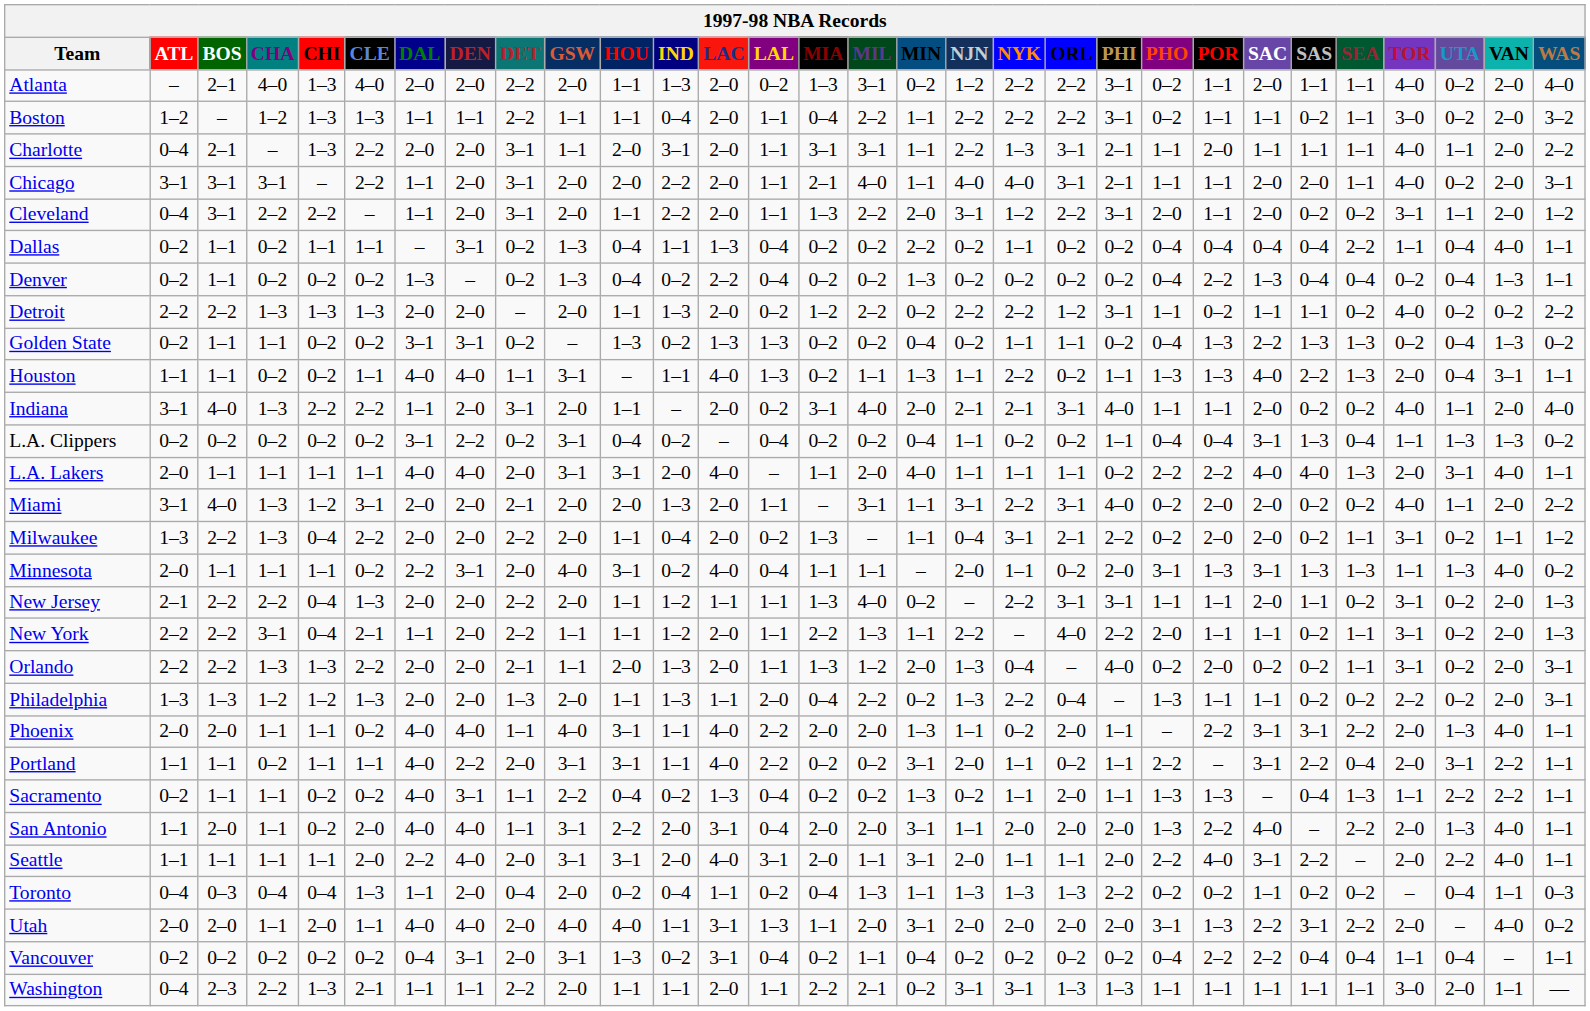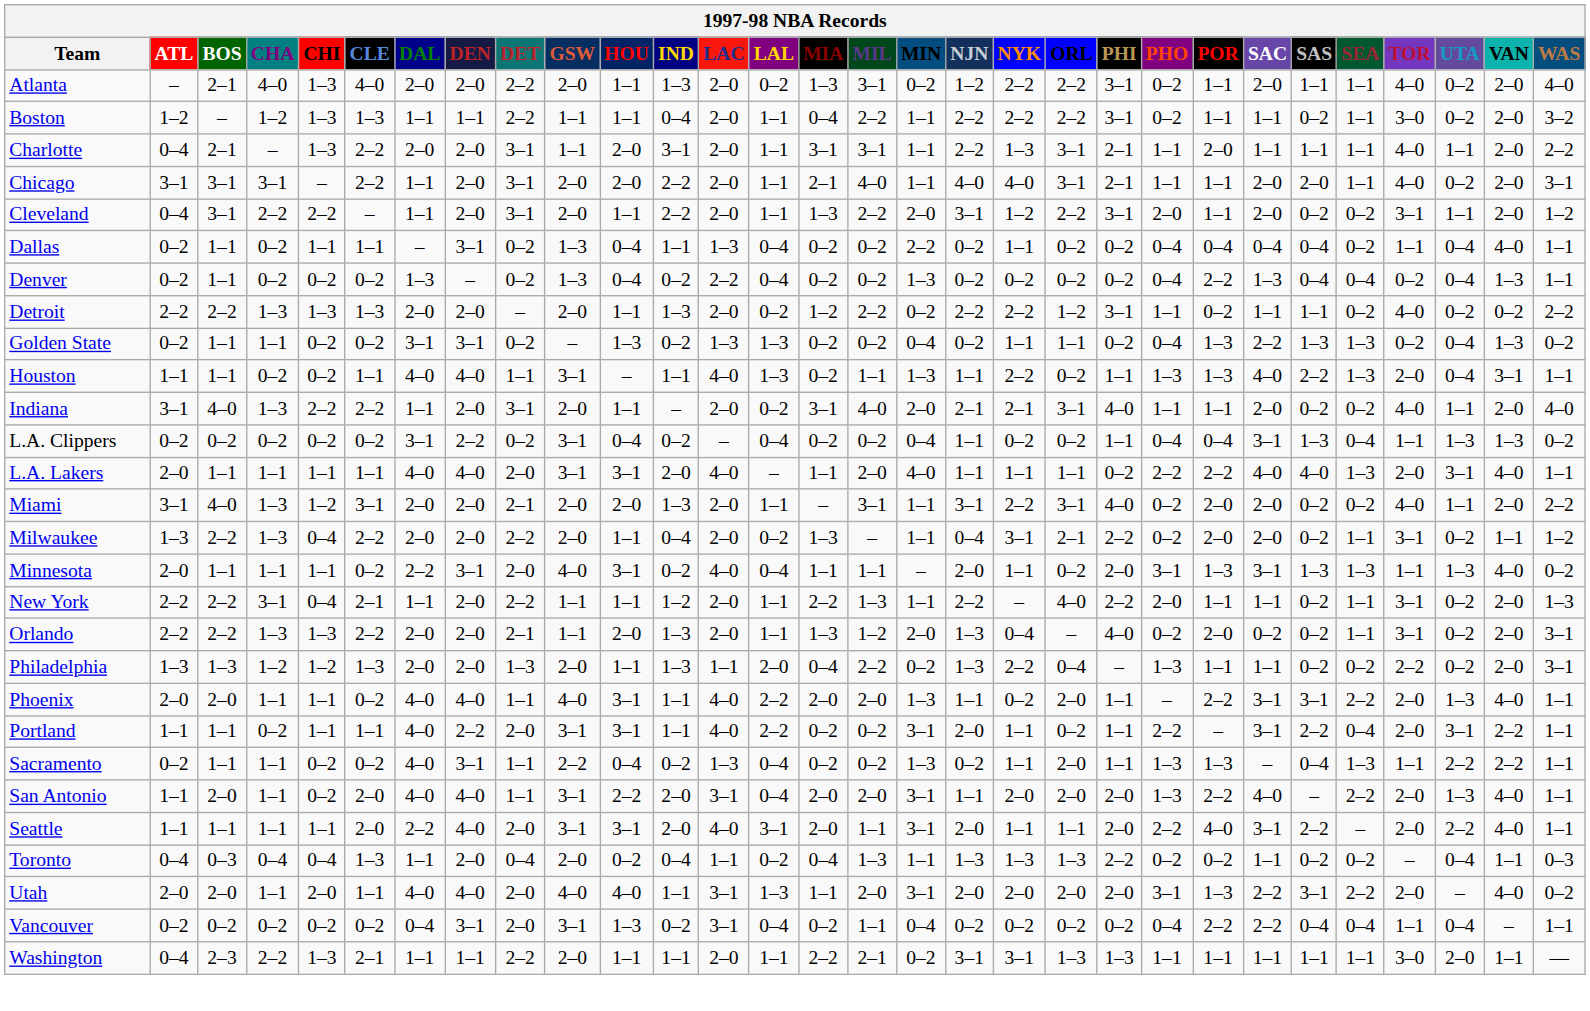(1360, 247) 2–2 -> (1360, 247) 0–2
- row: (55, 602)
